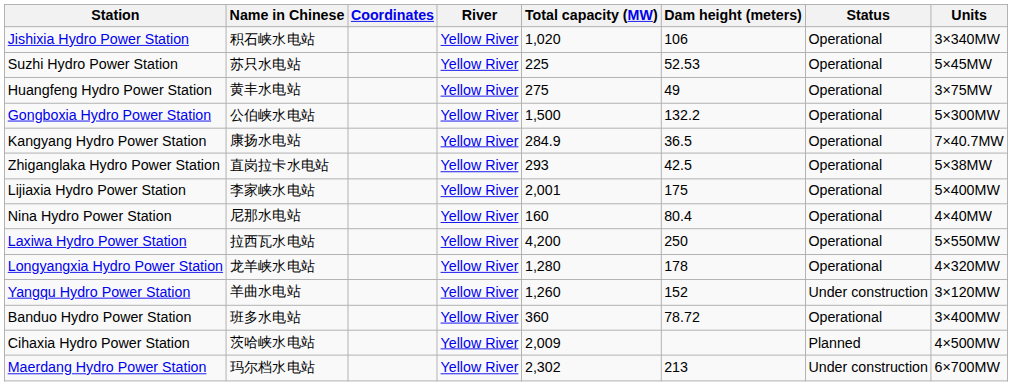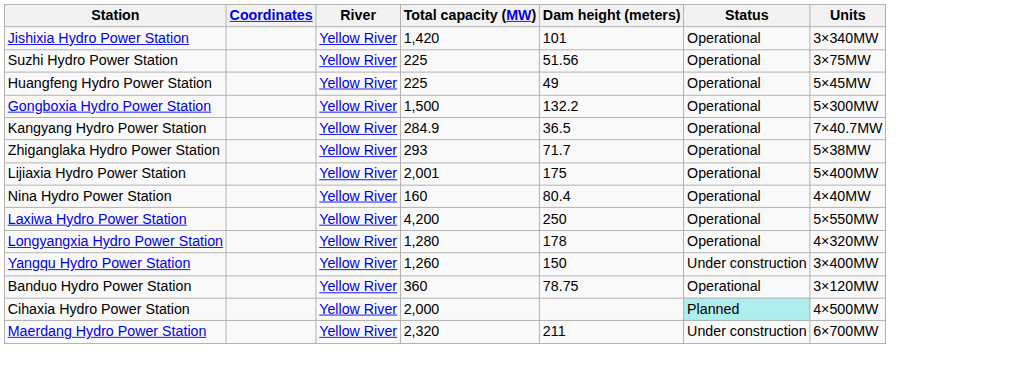- column: (287, 15)
(543, 39) 1,020 -> (421, 38) 1,420
(676, 39) 106 -> (555, 38) 101
(682, 64) 52.53 -> (561, 60) 51.56
(963, 64) 5×45MW -> (842, 60) 3×75MW
(537, 90) 275 -> (416, 83) 225
(963, 90) 3×75MW -> (842, 83) 5×45MW
(678, 165) 42.5 -> (557, 151) 71.7
(676, 292) 152 -> (555, 264) 150
(967, 292) 3×120MW -> (846, 264) 3×400MW
(682, 317) 78.72 -> (561, 286) 78.75
(967, 317) 3×400MW -> (846, 286) 3×120MW
(543, 342) 2,009 -> (421, 309) 2,000
(835, 342) no background -> (713, 309) paleturquoise background
(543, 368) 2,302 -> (421, 331) 2,320
(676, 368) 213 -> (554, 331) 211
